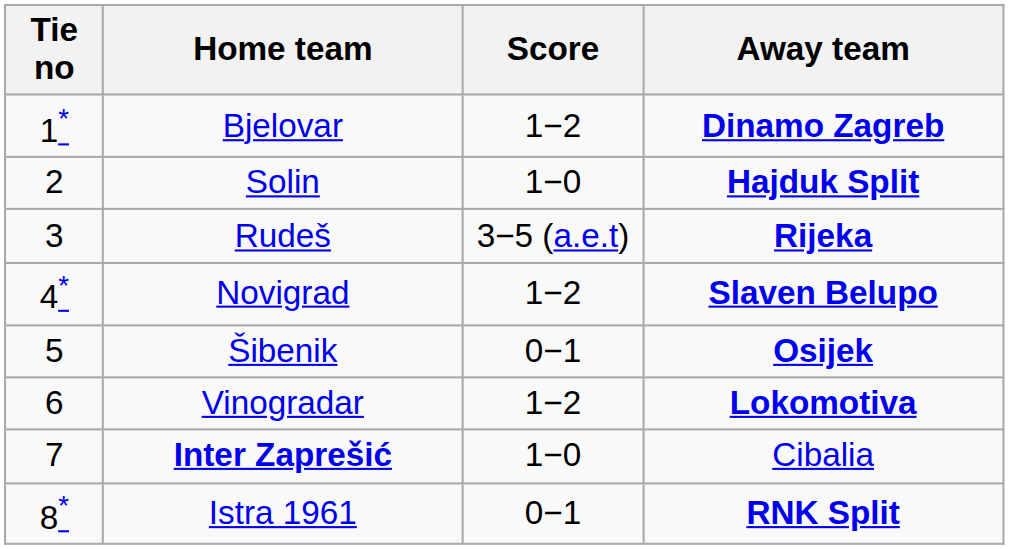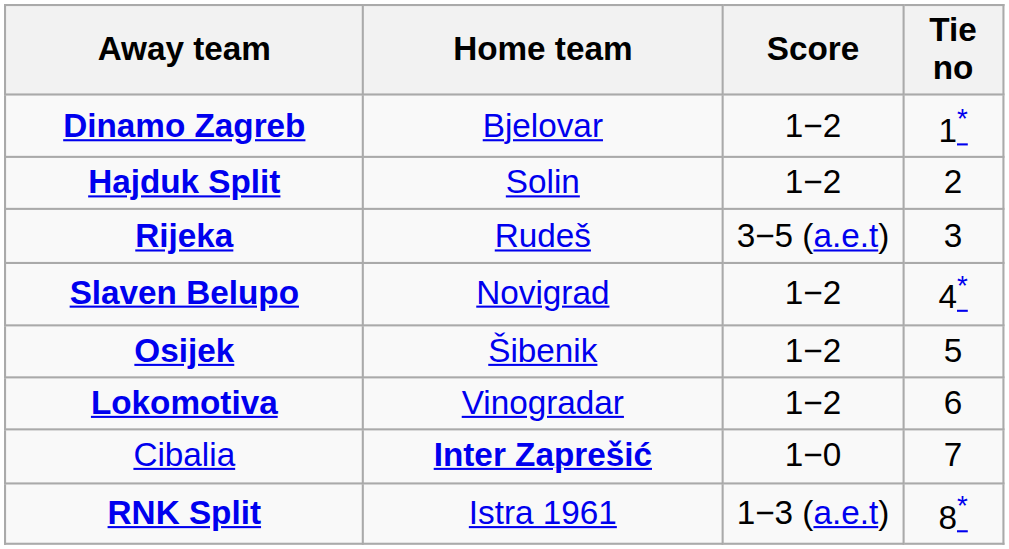columns swapped: (54, 49) <-> (823, 49)
(553, 182) 1−0 -> (813, 182) 1−2
(553, 350) 0−1 -> (813, 350) 1−2
(553, 513) 0−1 -> (813, 513) 1−3 (a.e.t)
